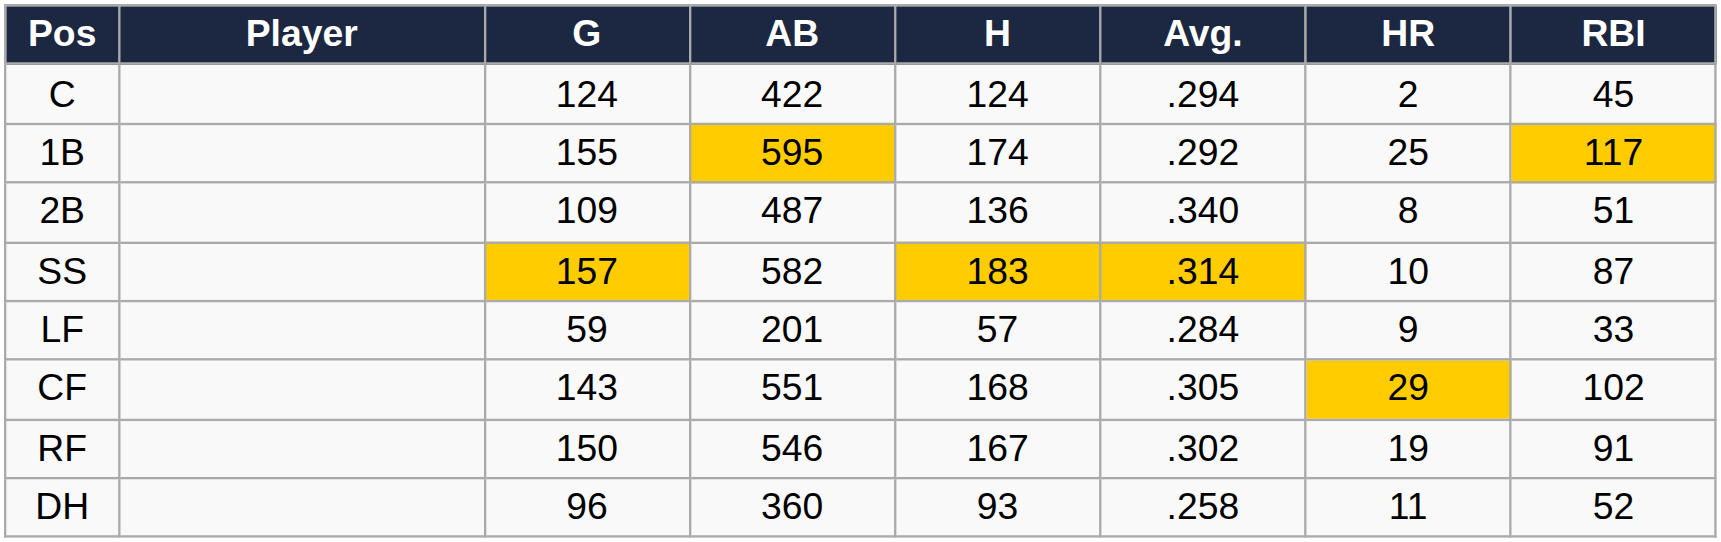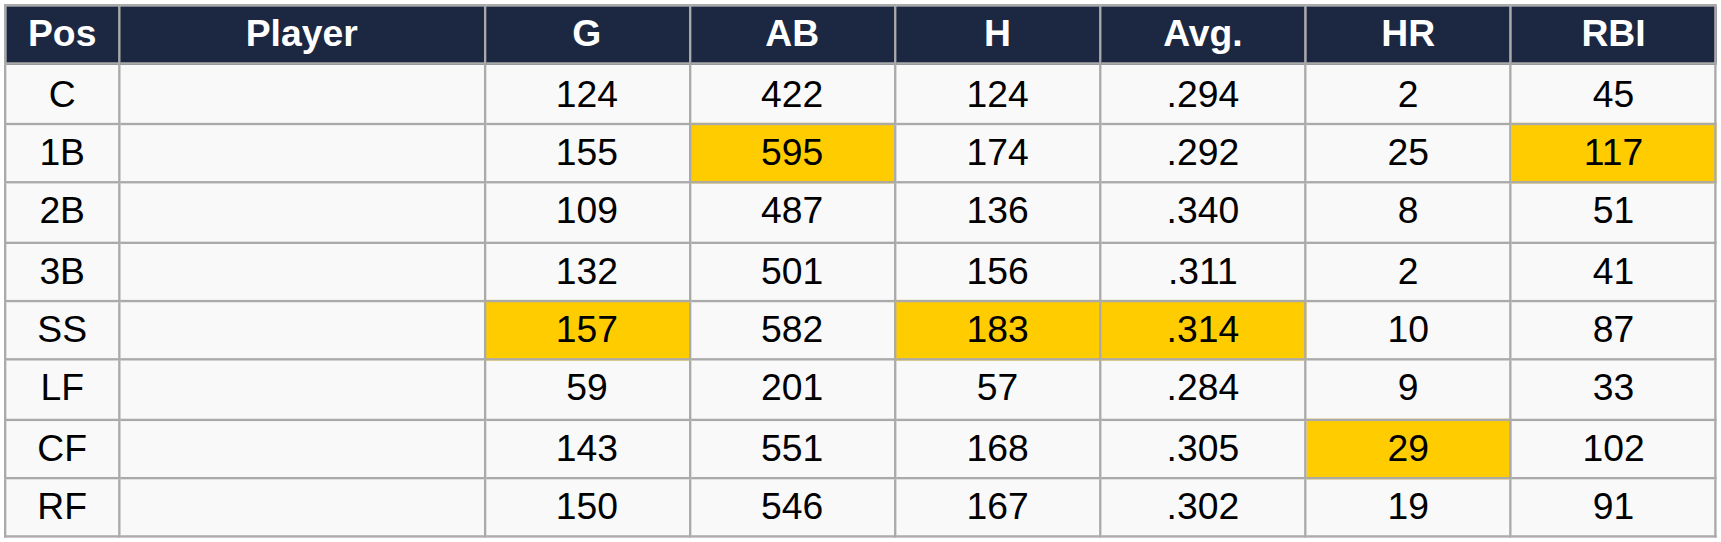+ row: (62, 270)
- row: (62, 507)
